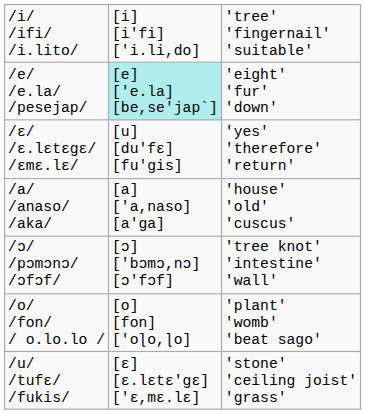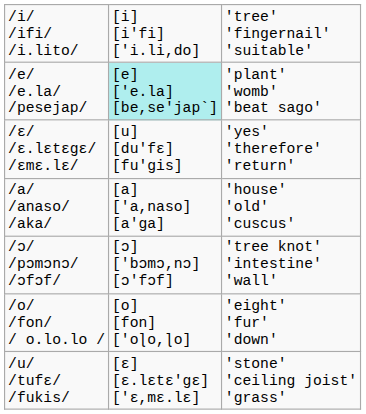(256, 91) 'eight' 'fur' 'down' -> (273, 91) 'plant' 'womb' 'beat sago'
(273, 323) 'plant' 'womb' 'beat sago' -> (256, 323) 'eight' 'fur' 'down'
